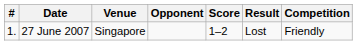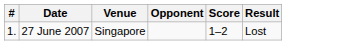- column: (317, 13)
